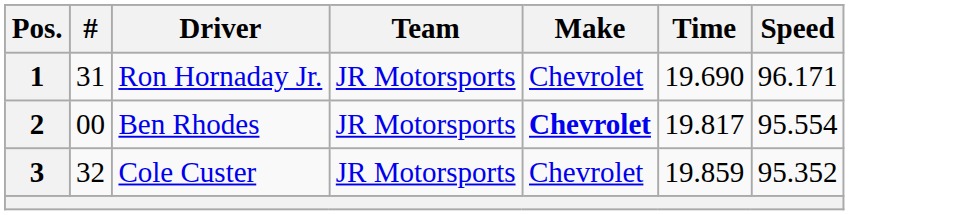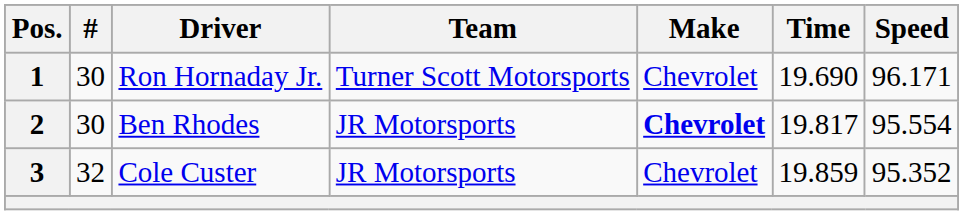(90, 76) 31 -> (90, 76) 30
(426, 76) JR Motorsports -> (483, 76) Turner Scott Motorsports
(90, 124) 00 -> (90, 124) 30
